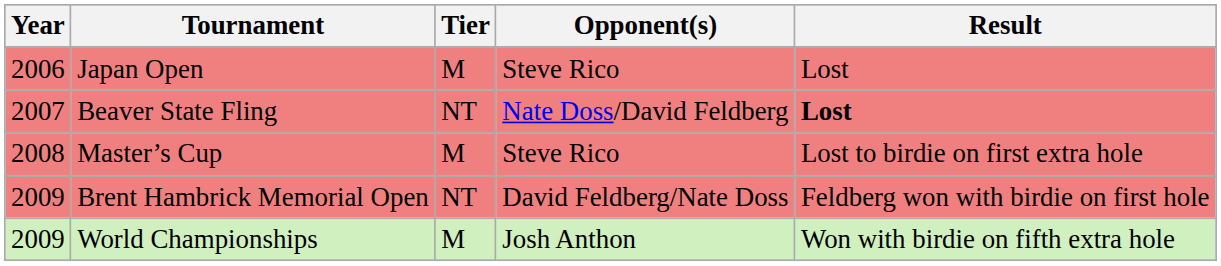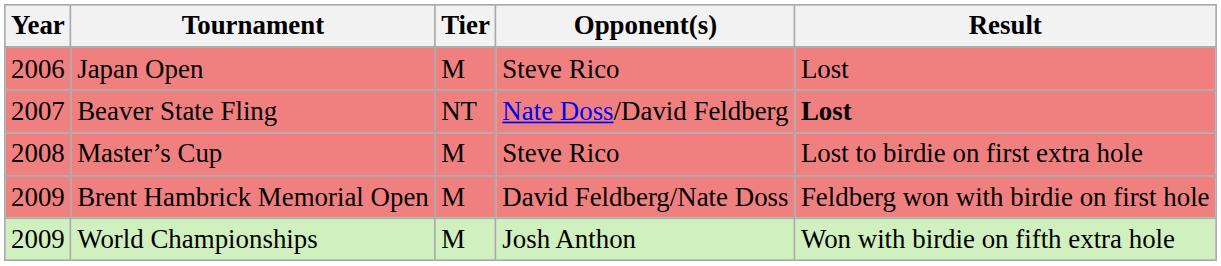(459, 196) NT -> (453, 196) M
